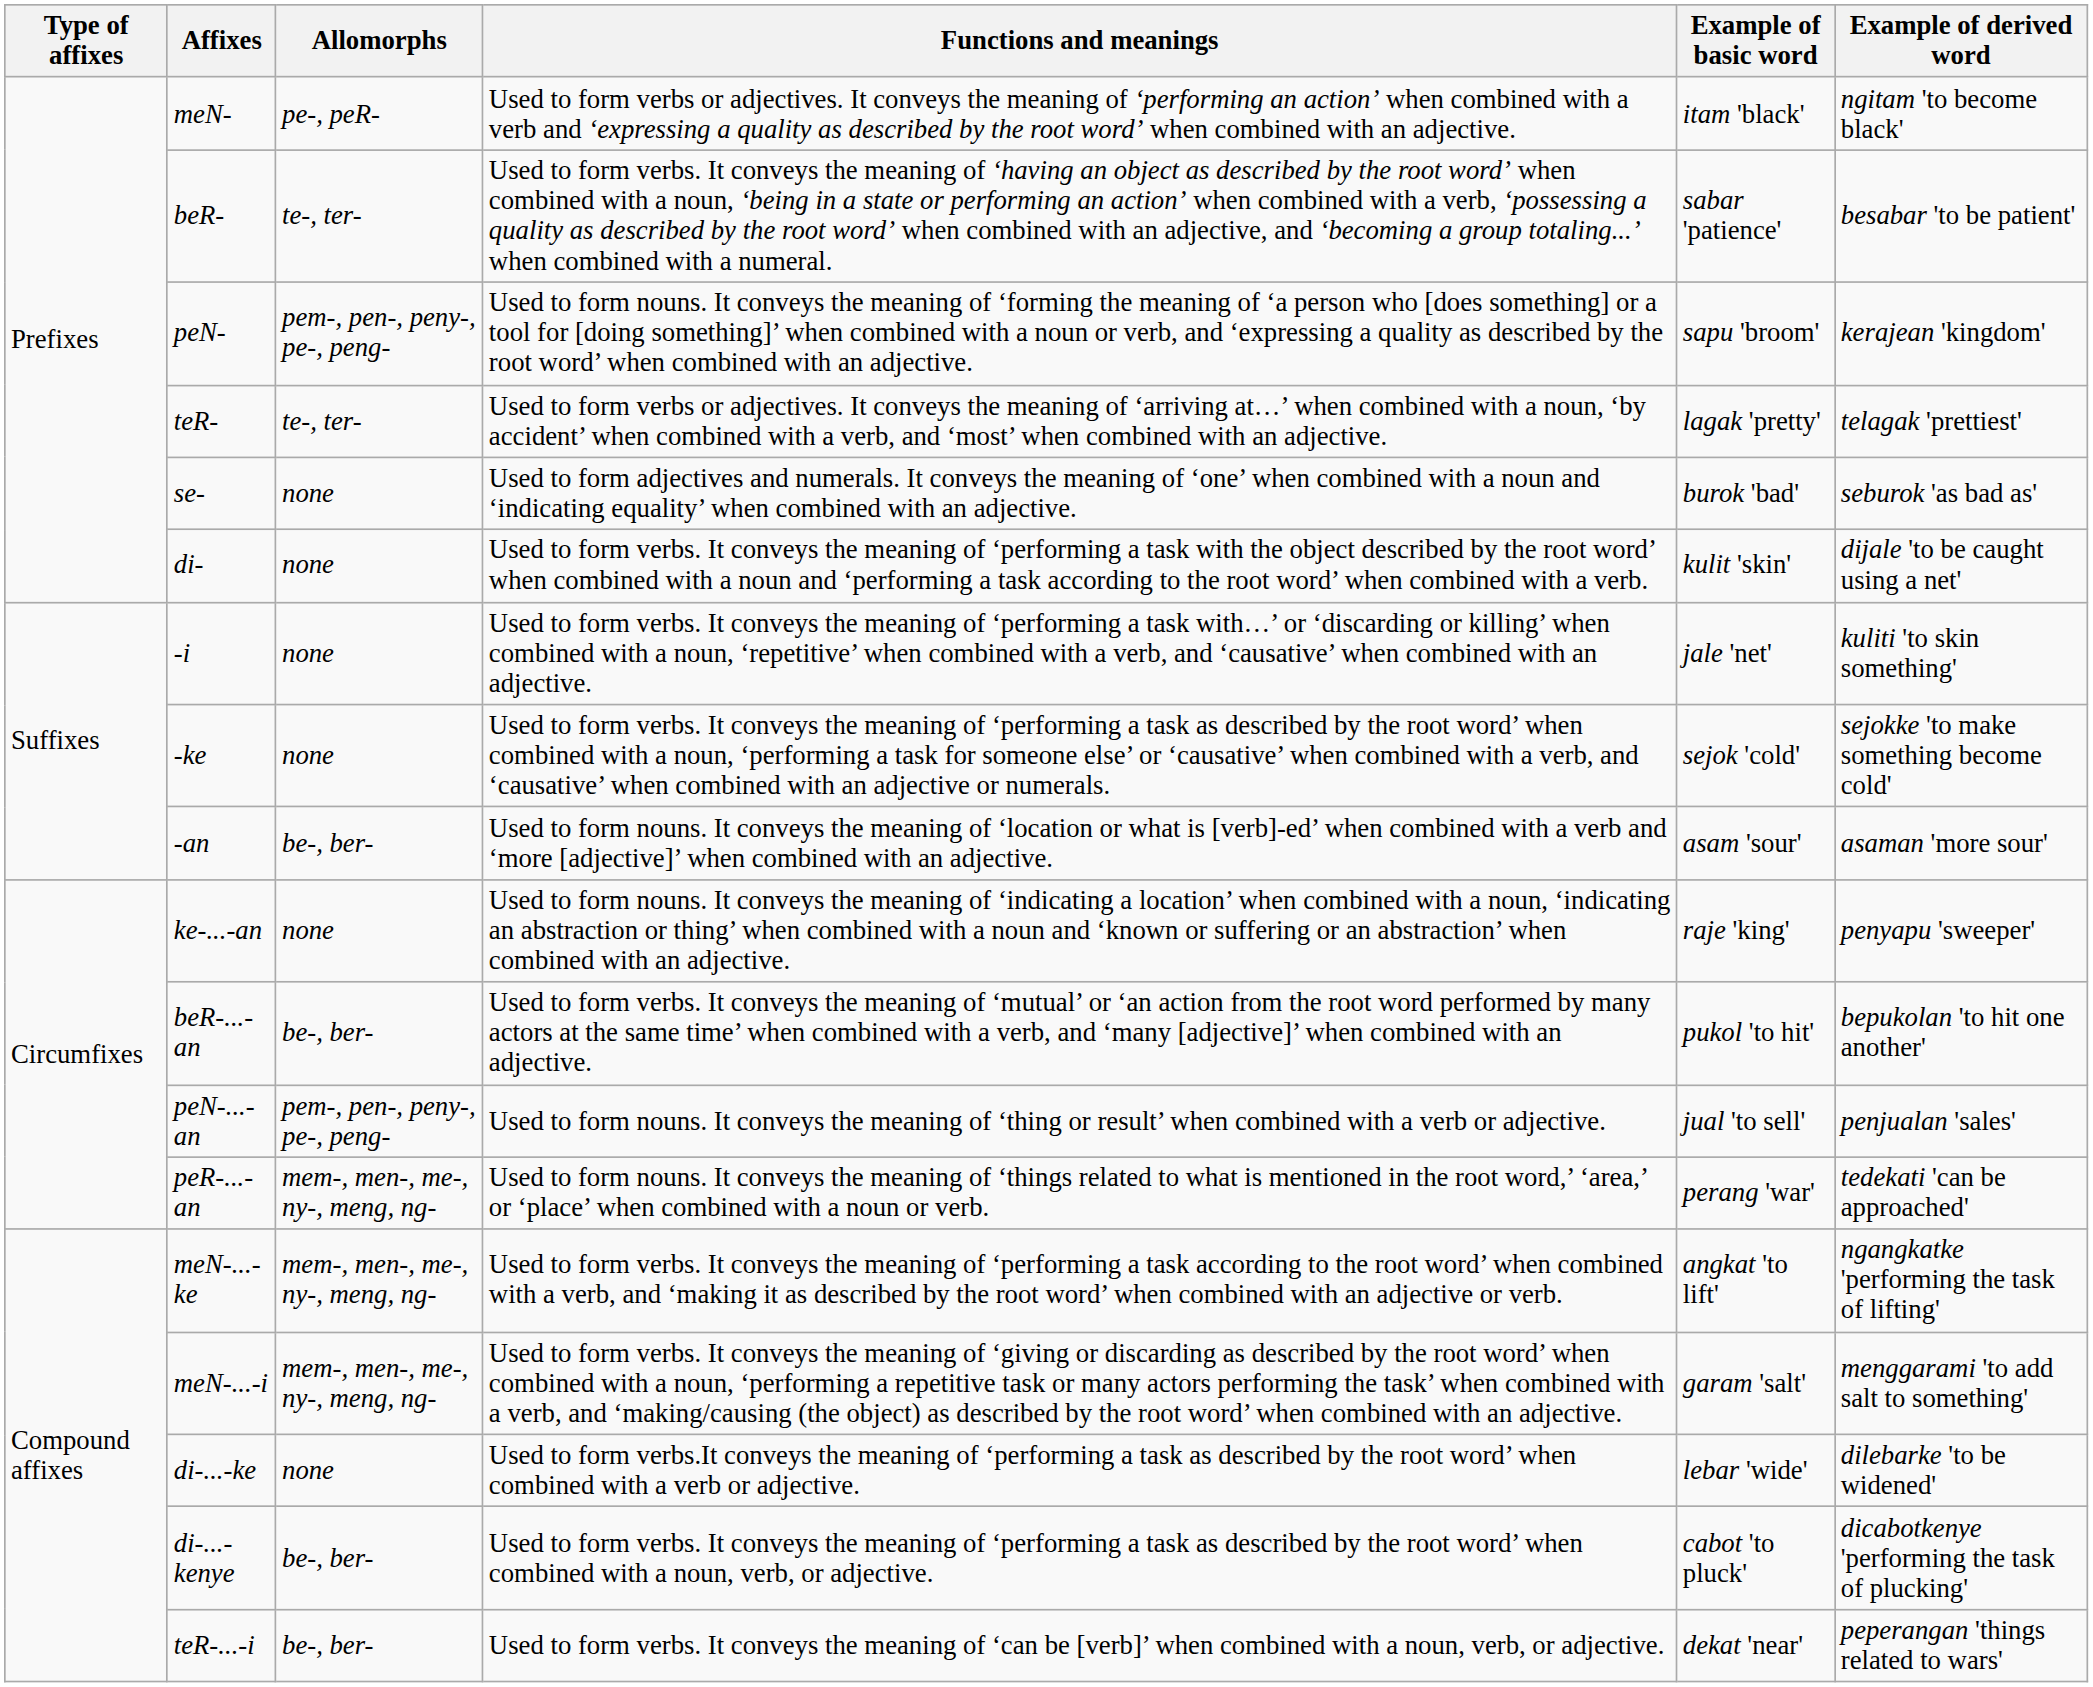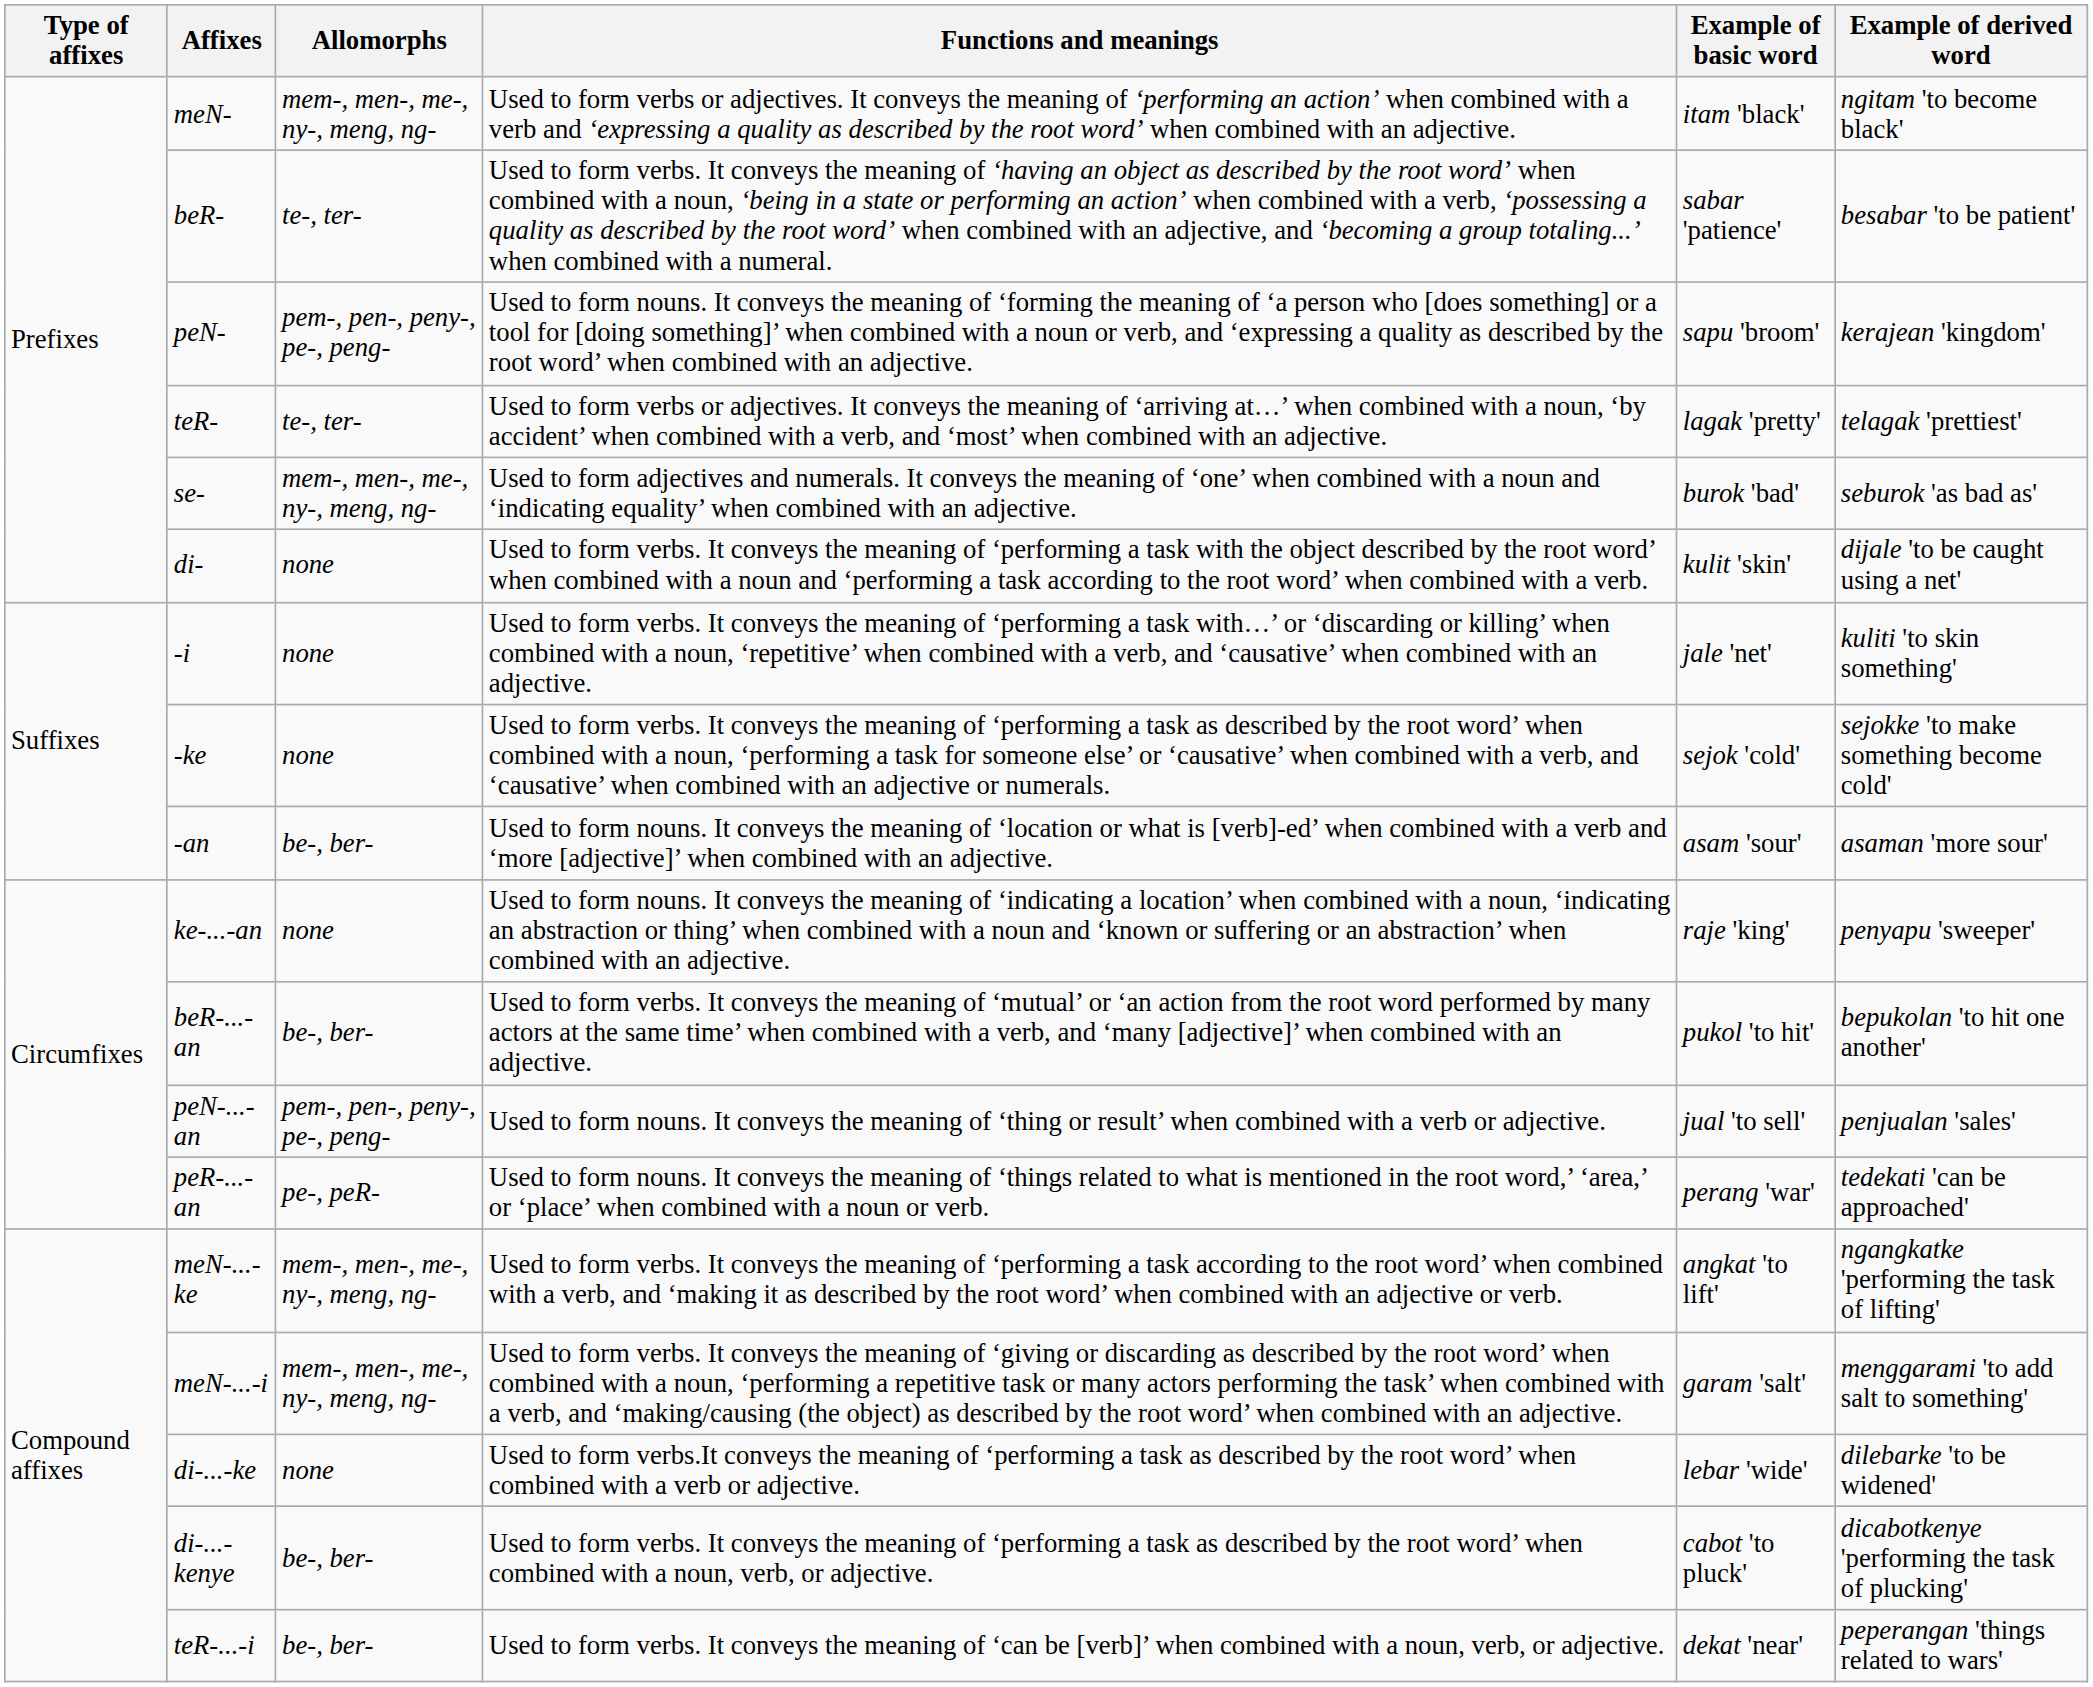(331, 113) pe-, peR- -> (375, 113) mem-, men-, me-, ny-, meng, ng-
(308, 493) none -> (375, 493) mem-, men-, me-, ny-, meng, ng-
(375, 1192) mem-, men-, me-, ny-, meng, ng- -> (331, 1192) pe-, peR-
